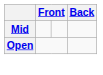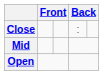+ row: (21, 29)
